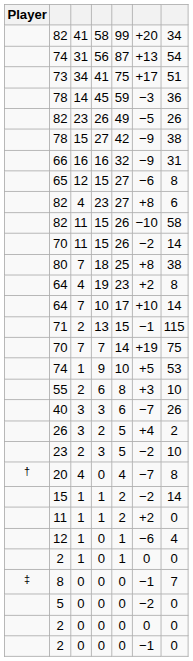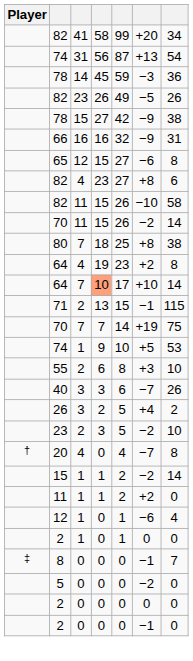- row: (60, 77)
(101, 306) no background -> (101, 285) lightsalmon background
